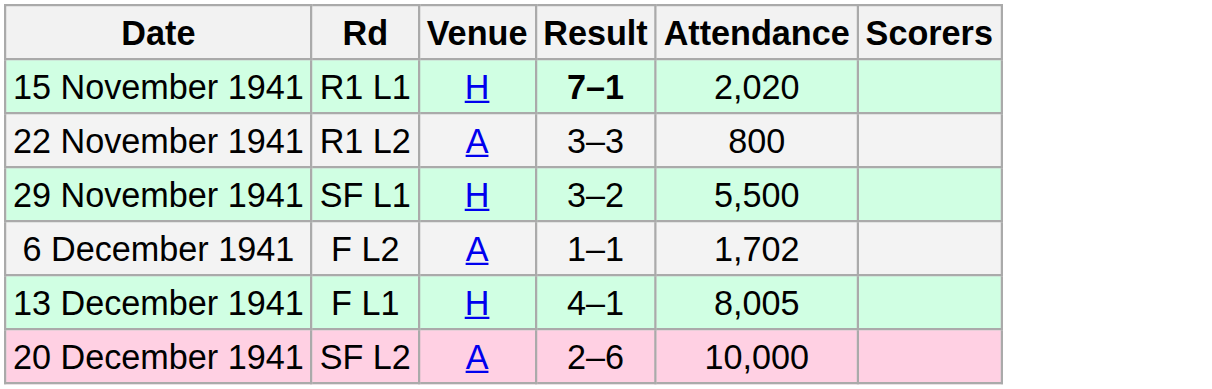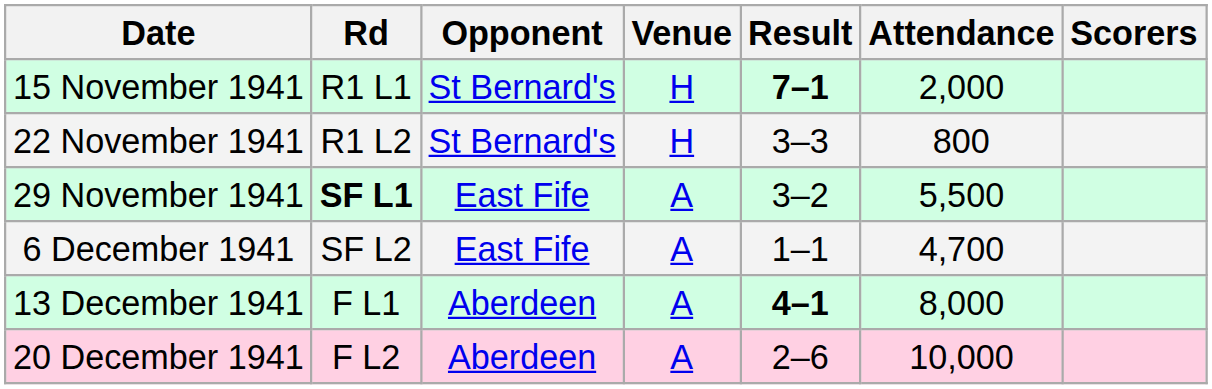+ column: (522, 32)
(757, 87) 2,020 -> (961, 87) 2,000
(477, 141) A -> (682, 141) H
(365, 195) normal -> (366, 195) bold
(477, 195) H -> (682, 195) A
(365, 249) F L2 -> (366, 249) SF L2
(757, 249) 1,702 -> (961, 249) 4,700
(477, 303) H -> (682, 303) A
(596, 303) normal -> (800, 303) bold
(757, 303) 8,005 -> (961, 303) 8,000
(365, 357) SF L2 -> (366, 357) F L2
